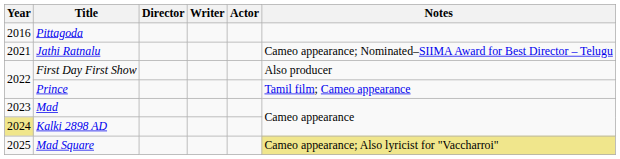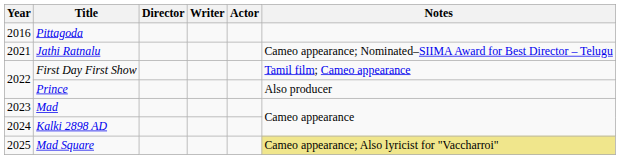(298, 70) Also producer -> (338, 70) Tamil film; Cameo appearance
(338, 88) Tamil film; Cameo appearance -> (298, 88) Also producer
(19, 126) khaki background -> (19, 126) no background
